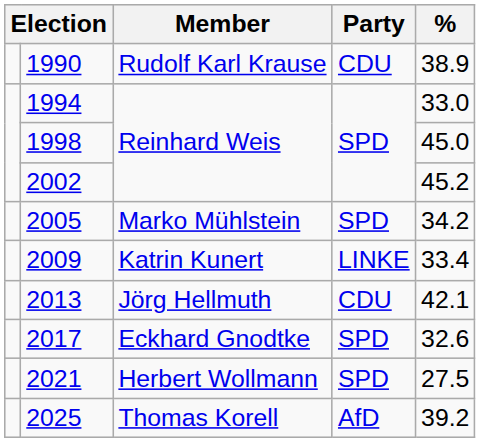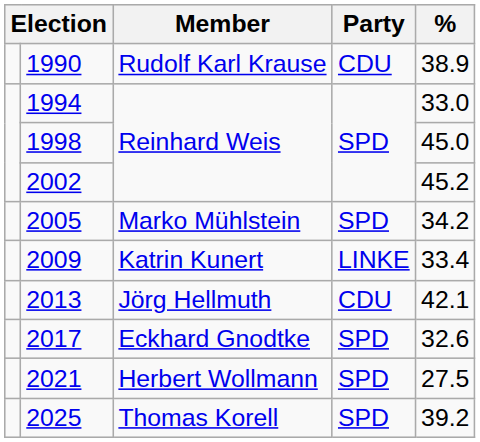(359, 417) AfD -> (363, 417) SPD
